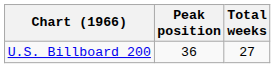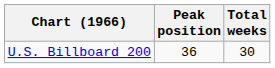(247, 52) 27 -> (247, 52) 30
